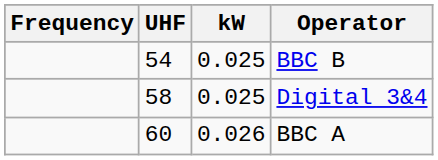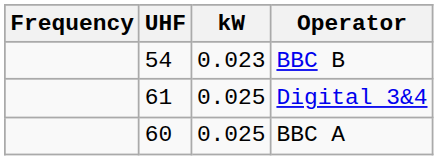(231, 61) 0.025 -> (231, 61) 0.023
(159, 98) 58 -> (159, 98) 61
(231, 135) 0.026 -> (231, 135) 0.025
